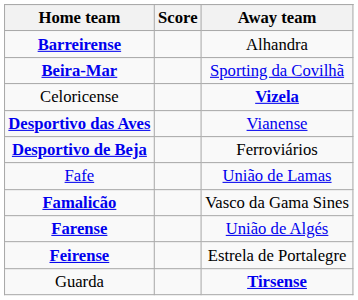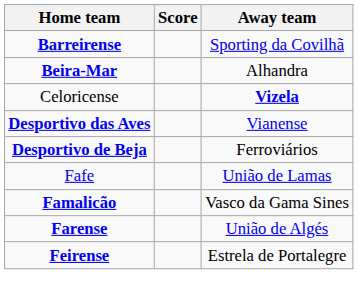(277, 44) Alhandra -> (277, 44) Sporting da Covilhã
(277, 70) Sporting da Covilhã -> (277, 70) Alhandra
- row: (79, 281)
